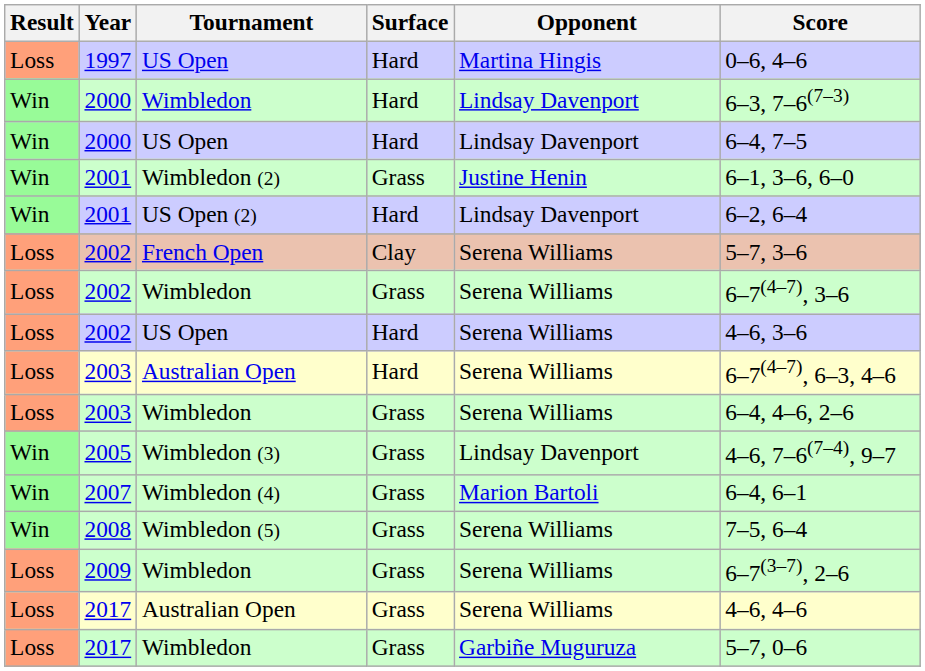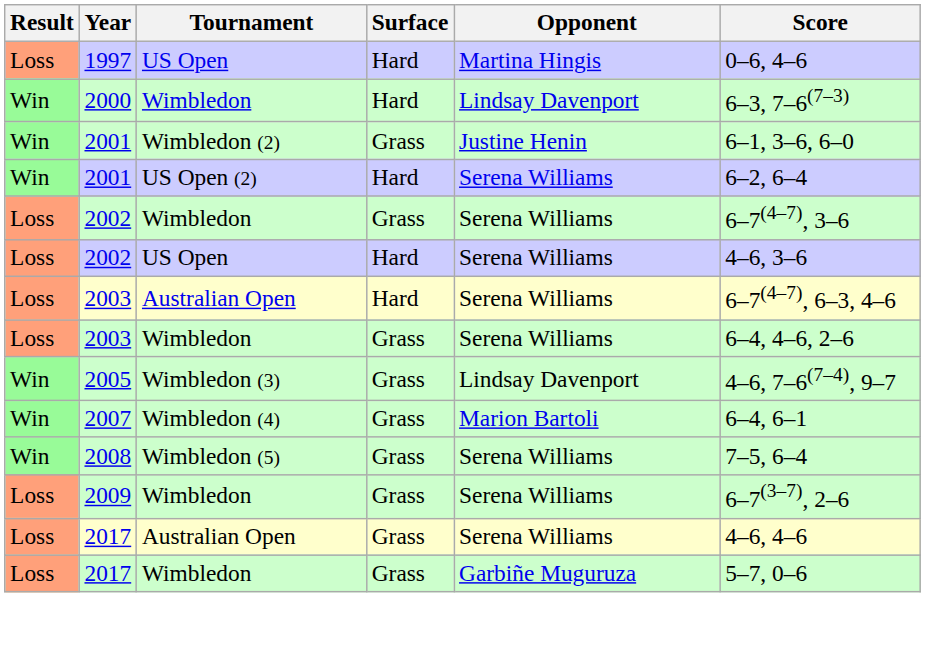- row: (108, 140)
(549, 214) Lindsay Davenport -> (536, 177) Serena Williams
- row: (108, 251)
